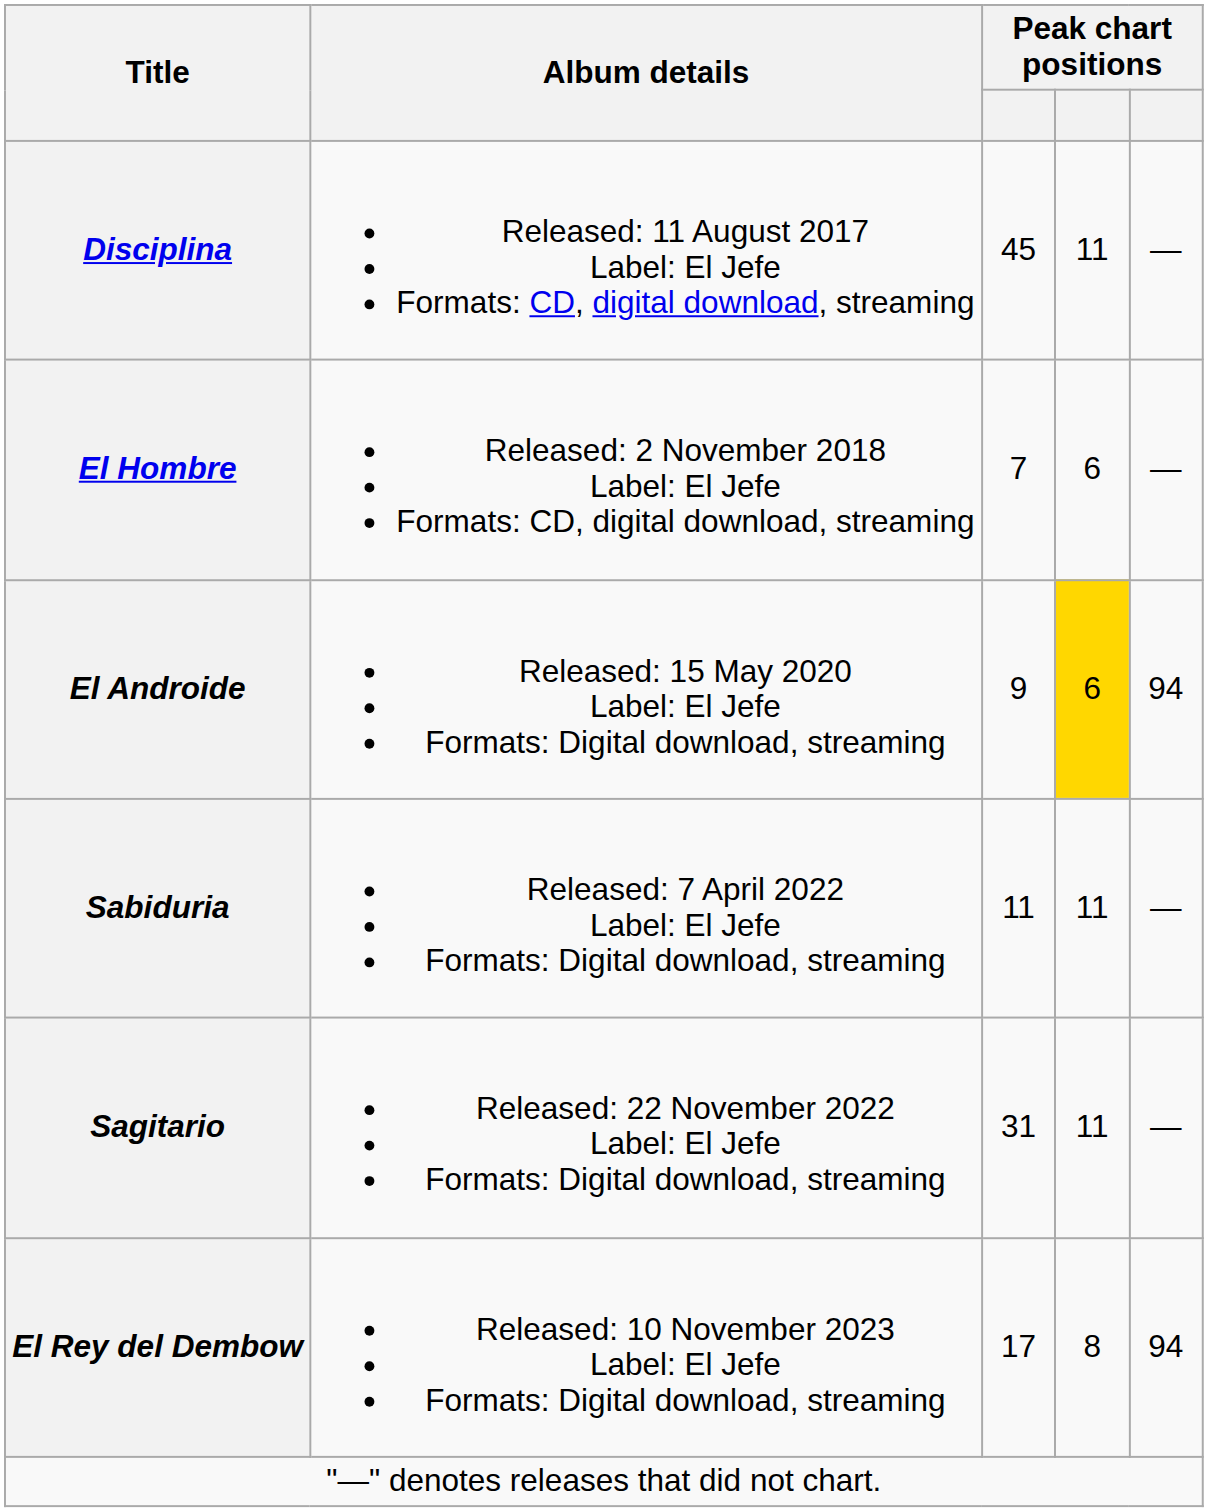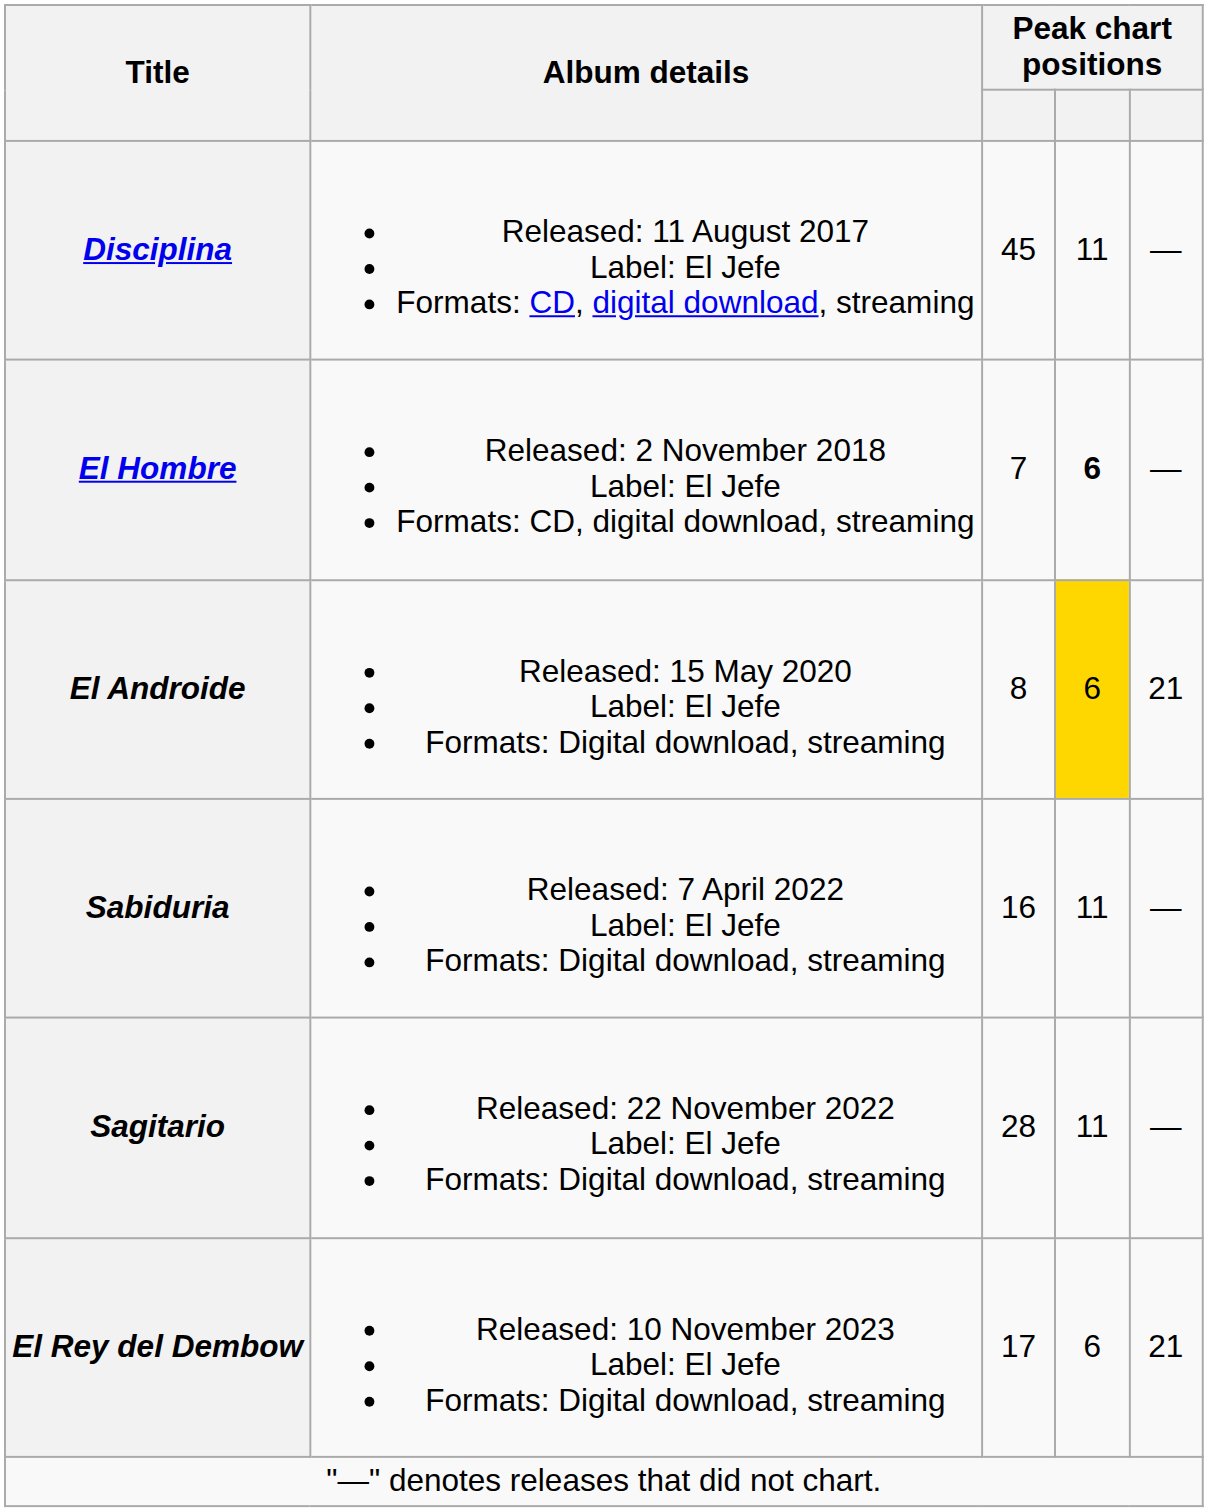(1092, 469) normal -> (1092, 469) bold
(1019, 688) 9 -> (1019, 688) 8
(1166, 688) 94 -> (1166, 688) 21
(1019, 907) 11 -> (1019, 907) 16
(1019, 1127) 31 -> (1019, 1127) 28
(1092, 1346) 8 -> (1092, 1346) 6
(1166, 1346) 94 -> (1166, 1346) 21
